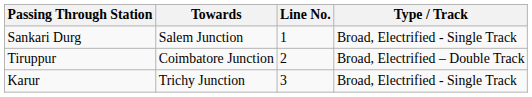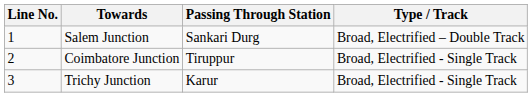columns swapped: (305, 15) <-> (80, 15)
(427, 37) Broad, Electrified - Single Track -> (431, 37) Broad, Electrified – Double Track
(431, 59) Broad, Electrified – Double Track -> (427, 59) Broad, Electrified - Single Track
